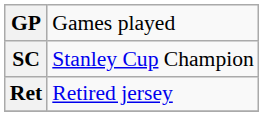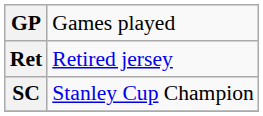rows swapped: (26, 93) <-> (26, 58)
